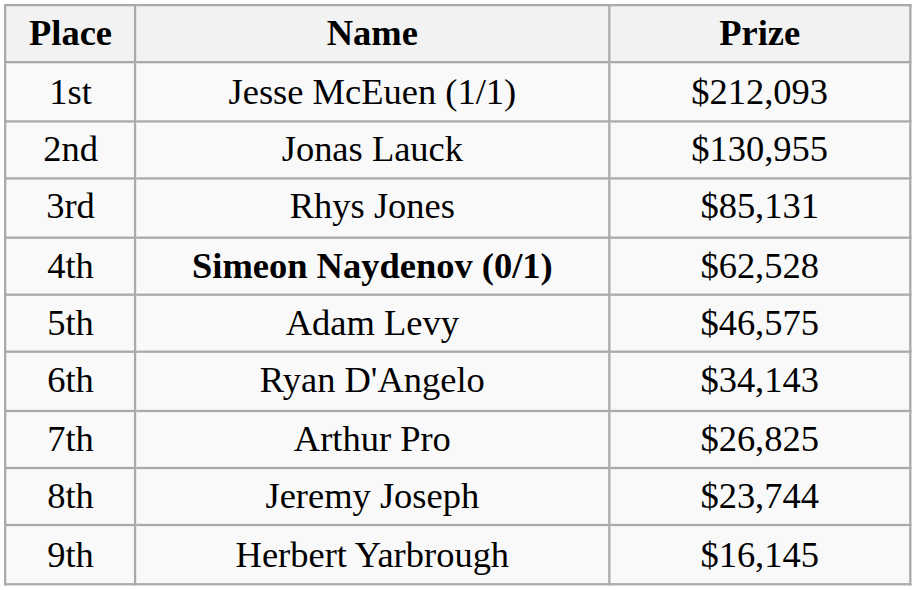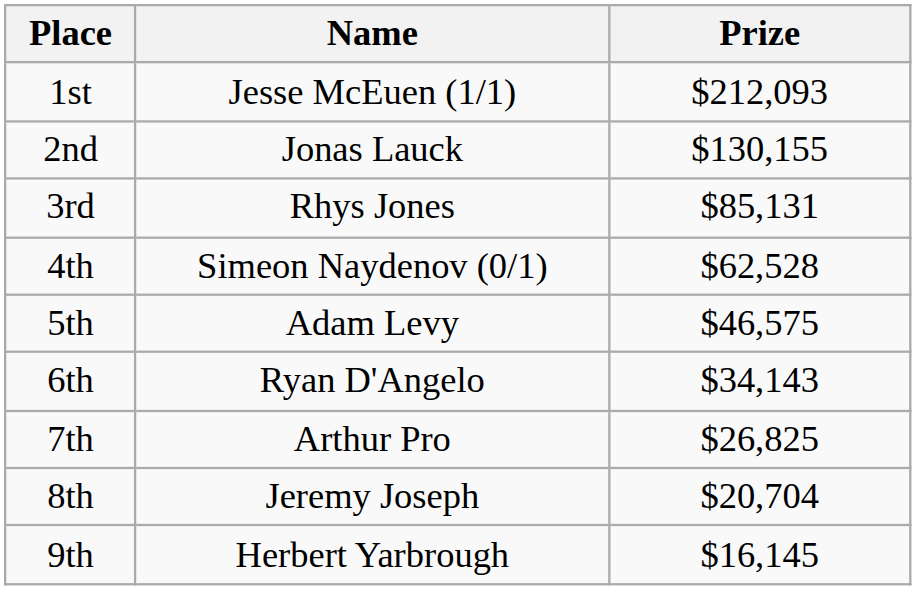(760, 149) $130,955 -> (760, 149) $130,155
(372, 264) bold -> (372, 264) normal
(760, 496) $23,744 -> (760, 496) $20,704
